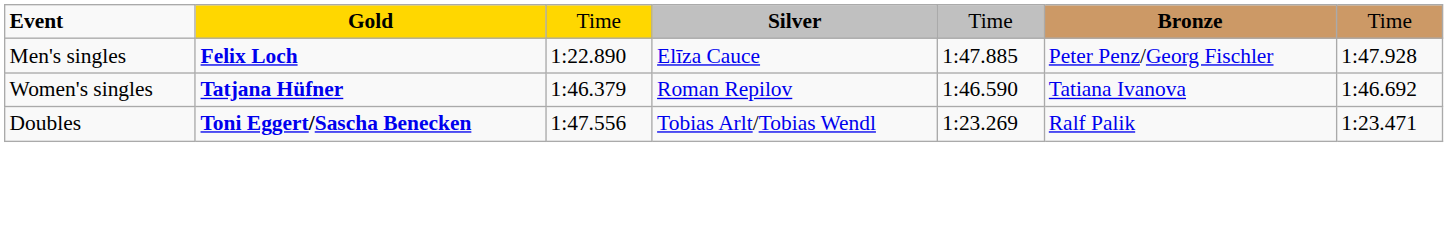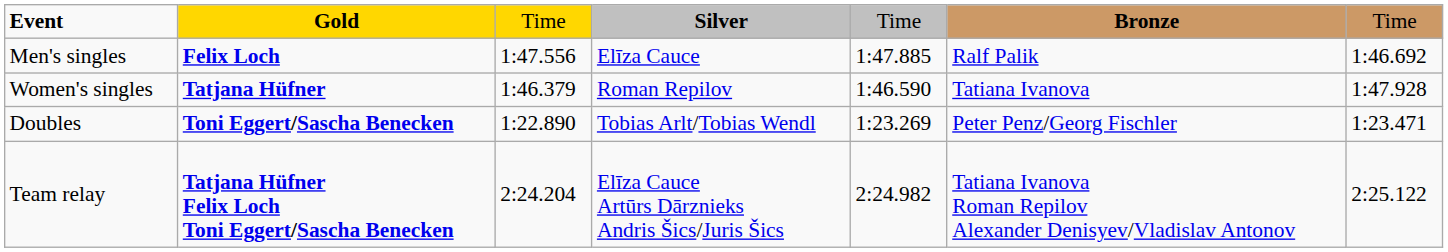(588, 55) 1:22.890 -> (538, 55) 1:47.556
(1161, 55) Peter Penz/Georg Fischler -> (995, 55) Ralf Palik
(1379, 55) 1:47.928 -> (1389, 55) 1:46.692
(1379, 89) 1:46.692 -> (1389, 89) 1:47.928
(588, 123) 1:47.556 -> (538, 123) 1:22.890
(1092, 123) Ralf Palik -> (1065, 123) Peter Penz/Georg Fischler
+ row: (57, 193)
